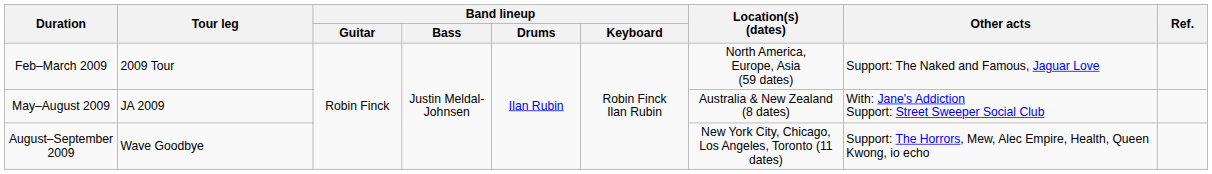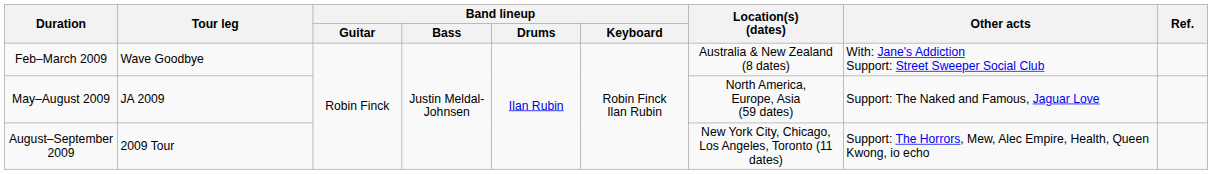(147, 66) 2009 Tour -> (162, 59) Wave Goodbye
(766, 66) North America, Europe, Asia (59 dates) -> (766, 59) Australia & New Zealand (8 dates)
(973, 66) Support: The Naked and Famous, Jaguar Love -> (945, 59) With: Jane's Addiction Support: Street Sweeper Social Club
(766, 106) Australia & New Zealand (8 dates) -> (766, 99) North America, Europe, Asia (59 dates)
(945, 106) With: Jane's Addiction Support: Street Sweeper Social Club -> (973, 99) Support: The Naked and Famous, Jaguar Love
(162, 146) Wave Goodbye -> (147, 146) 2009 Tour
